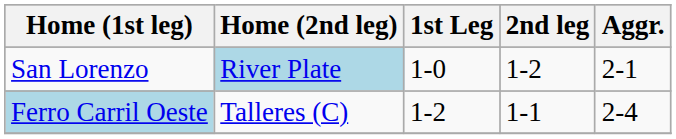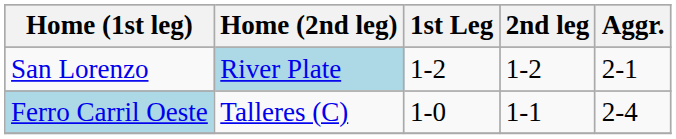(428, 68) 1-0 -> (428, 68) 1-2
(428, 111) 1-2 -> (428, 111) 1-0
